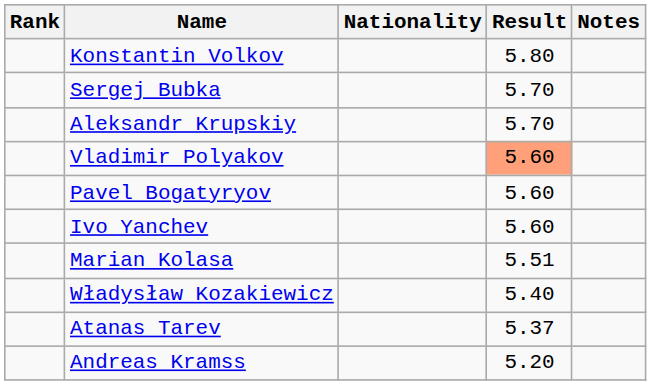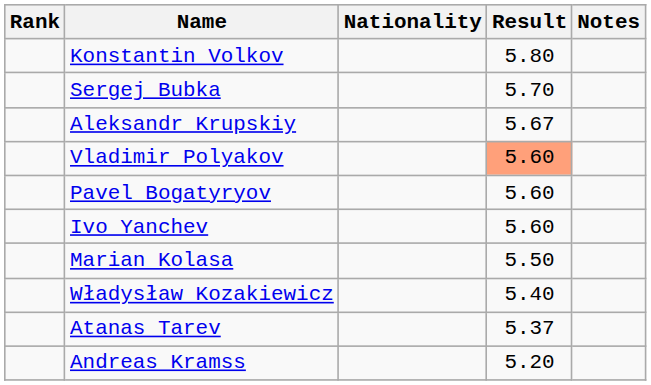(530, 124) 5.70 -> (530, 124) 5.67
(530, 261) 5.51 -> (530, 261) 5.50
